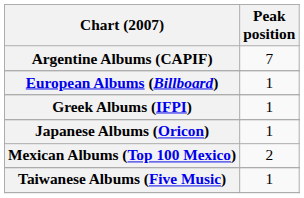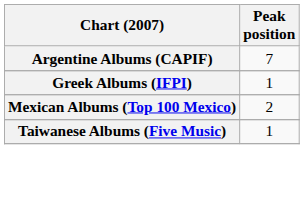- row: (122, 82)
- row: (122, 131)
